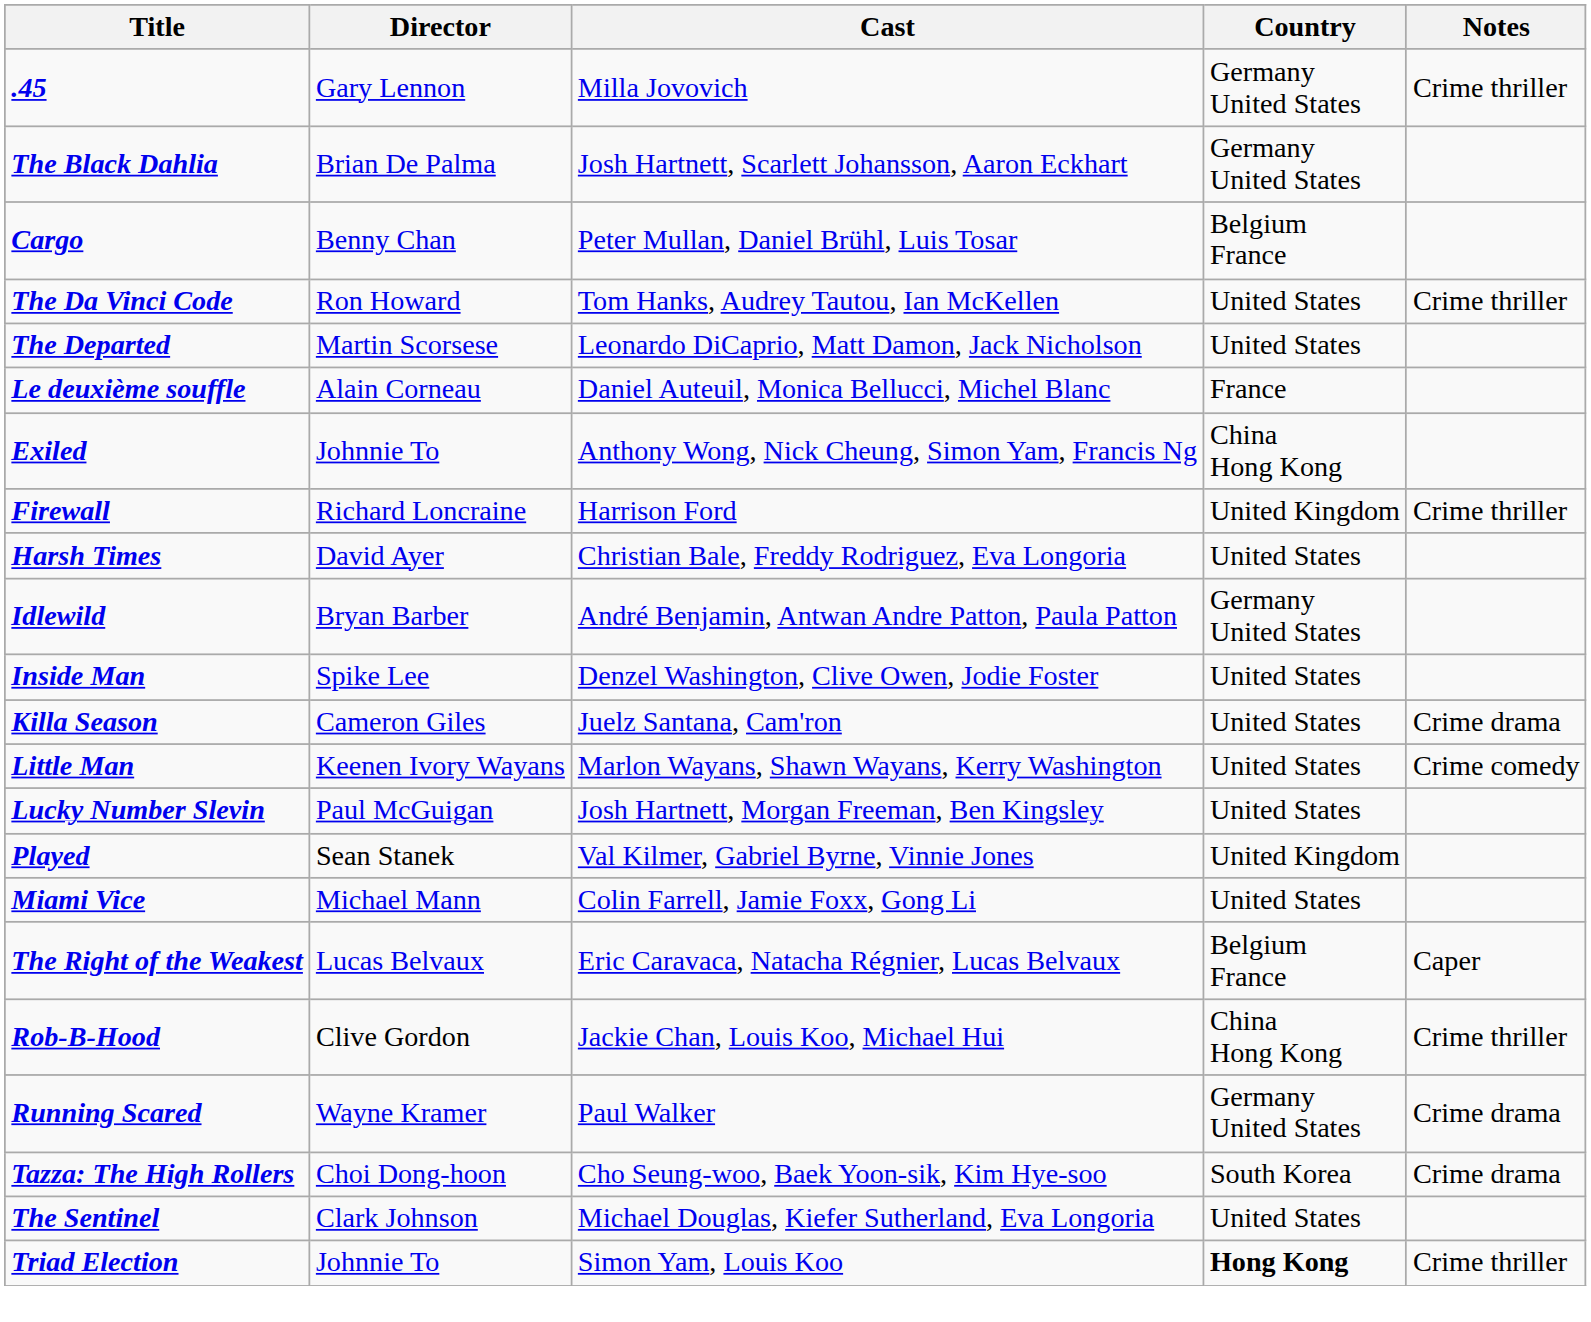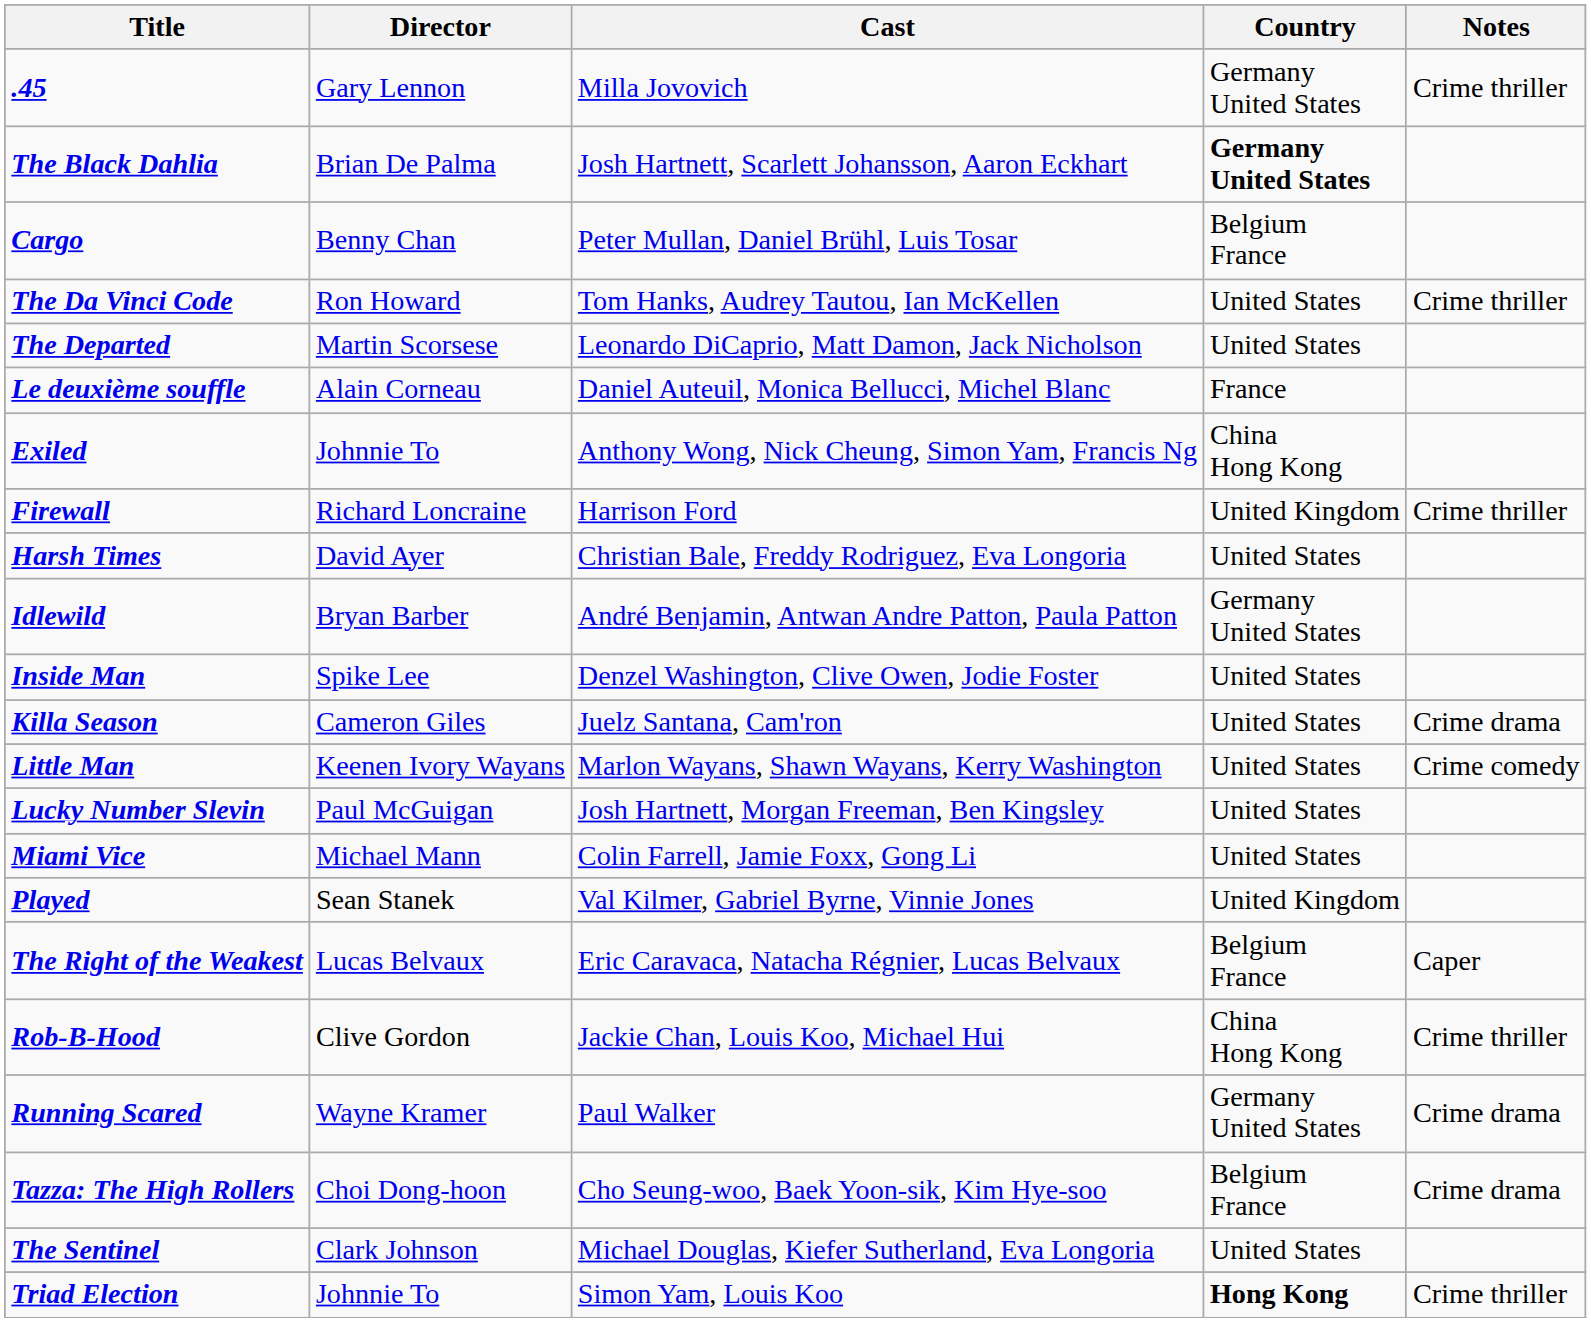(1285, 163) normal -> (1290, 163) bold
rows swapped: (78, 899) <-> (50, 855)
(1281, 1173) South Korea -> (1258, 1189) Belgium France
